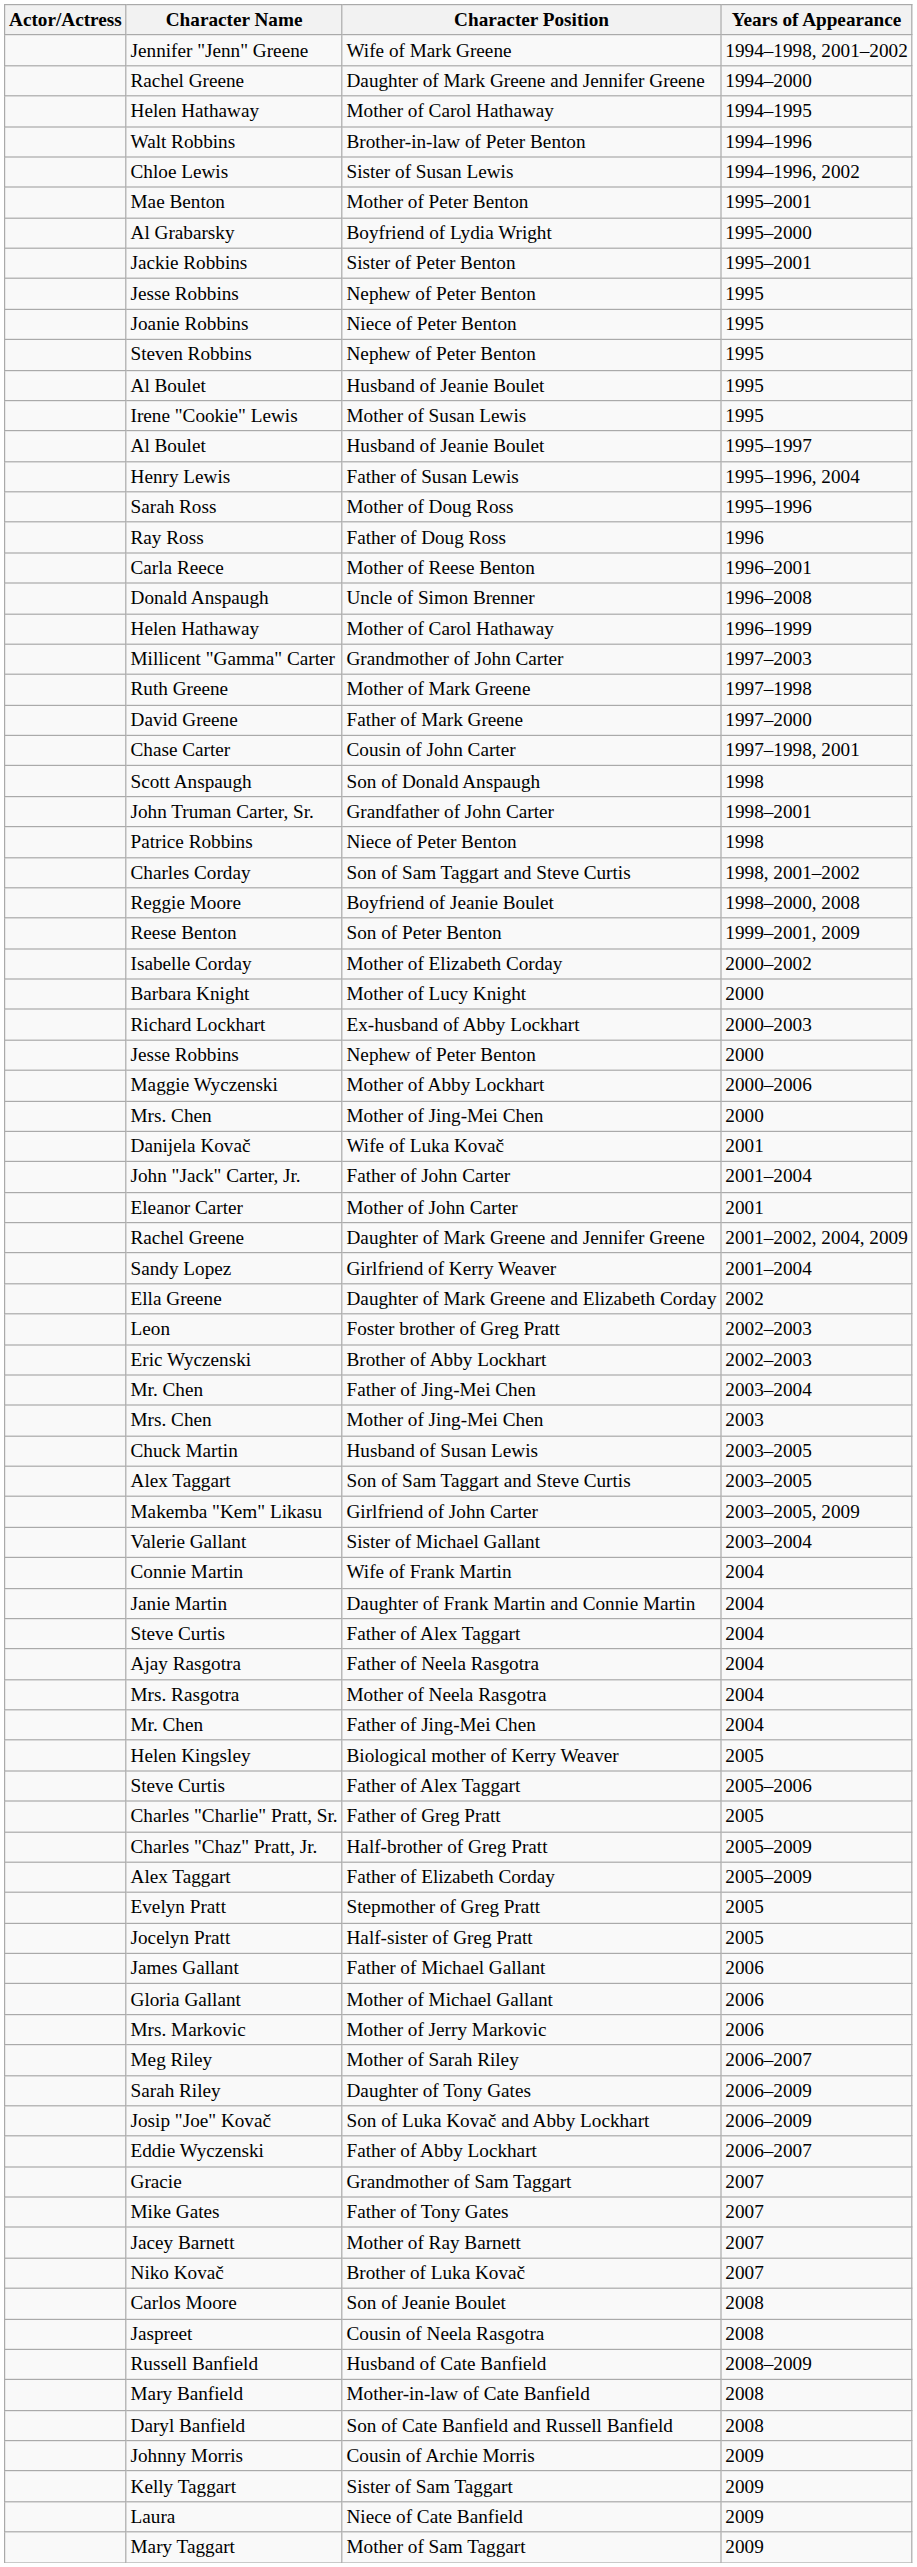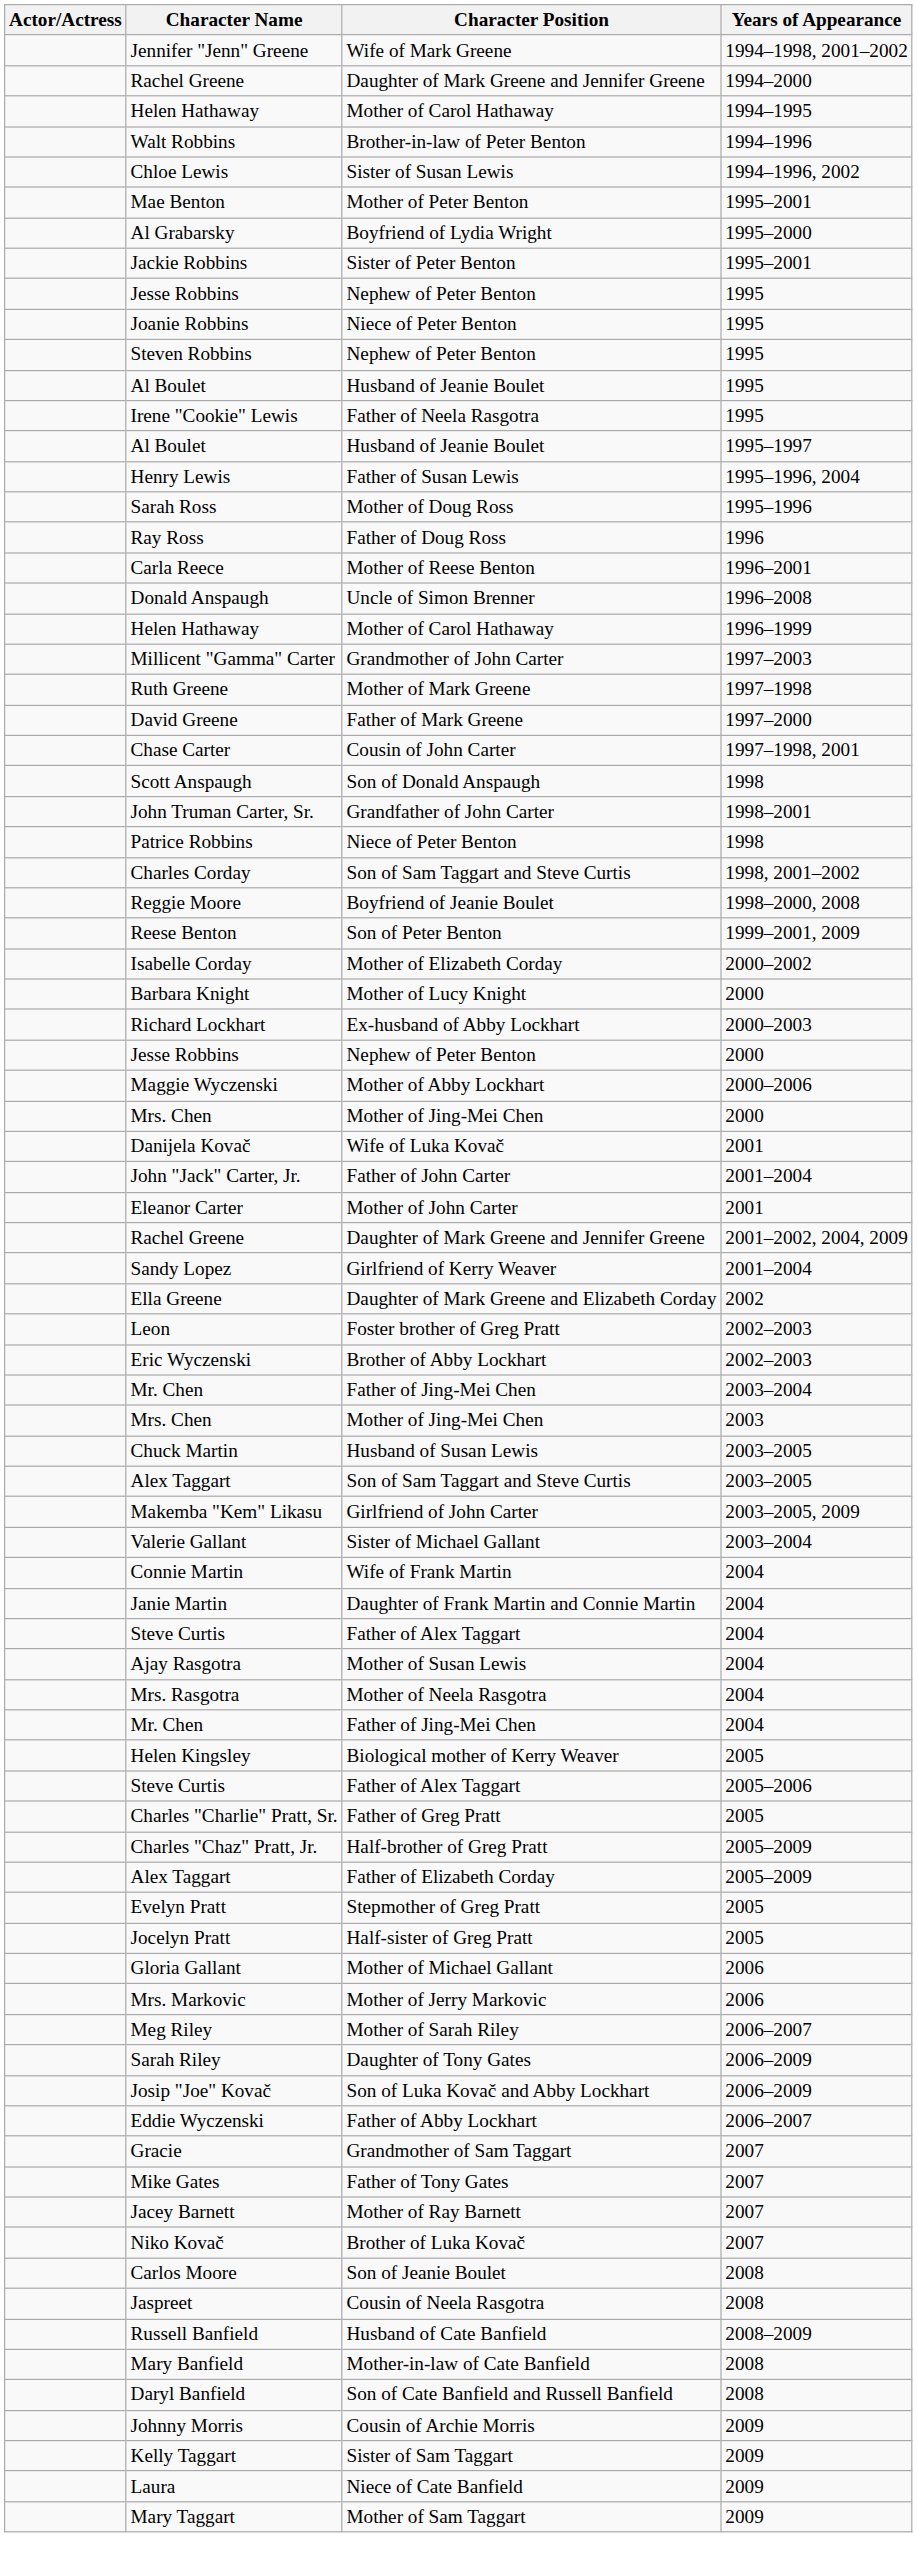(436, 415) Mother of Susan Lewis -> (443, 415) Father of Neela Rasgotra
(443, 1664) Father of Neela Rasgotra -> (436, 1664) Mother of Susan Lewis
- row: (185, 1968)
